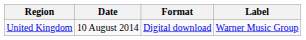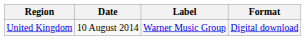columns swapped: (177, 12) <-> (257, 12)
